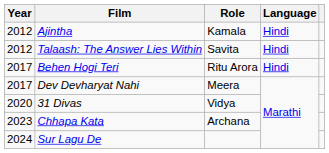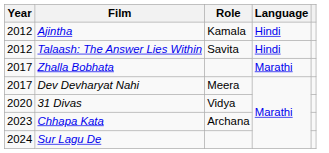+ row: (76, 67)
- row: (78, 67)
